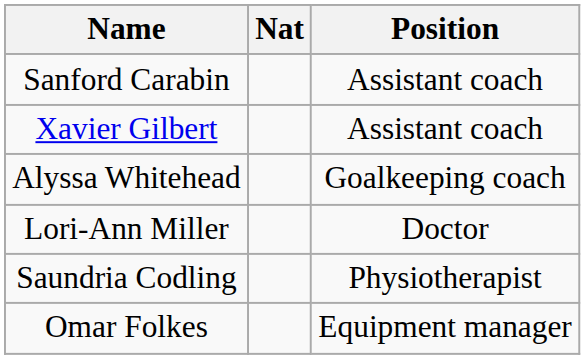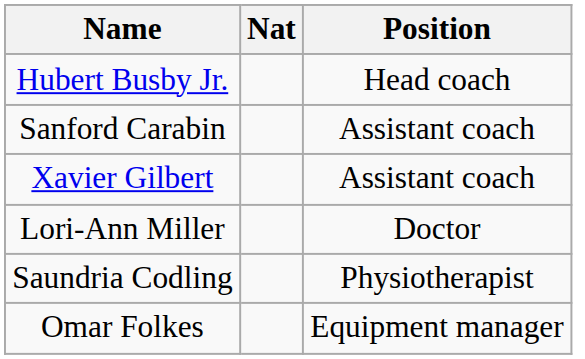+ row: (122, 79)
- row: (126, 178)
